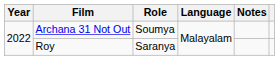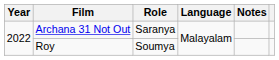(155, 30) Soumya -> (155, 30) Saranya
(155, 47) Saranya -> (155, 47) Soumya
